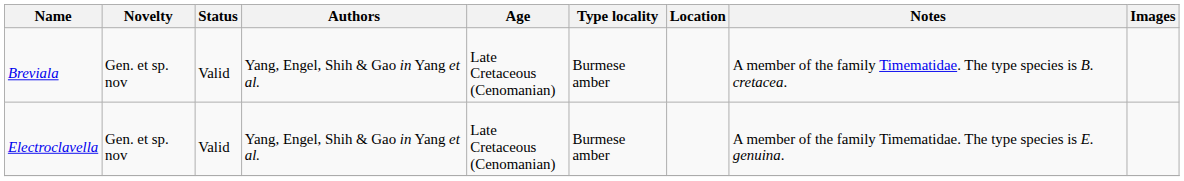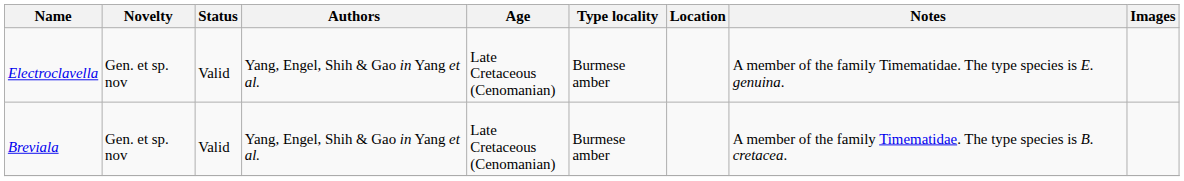rows swapped: (33, 73) <-> (53, 147)
